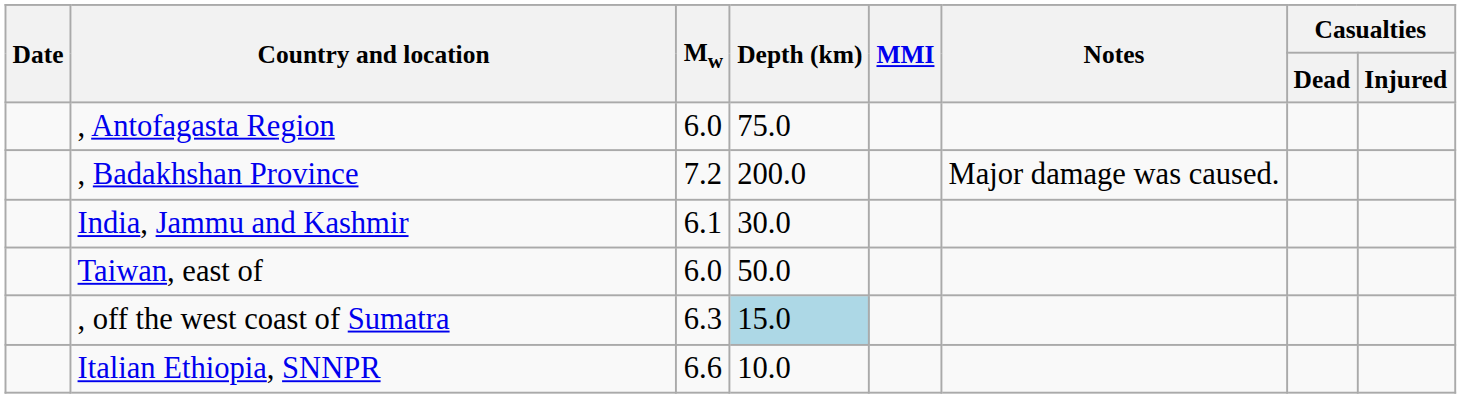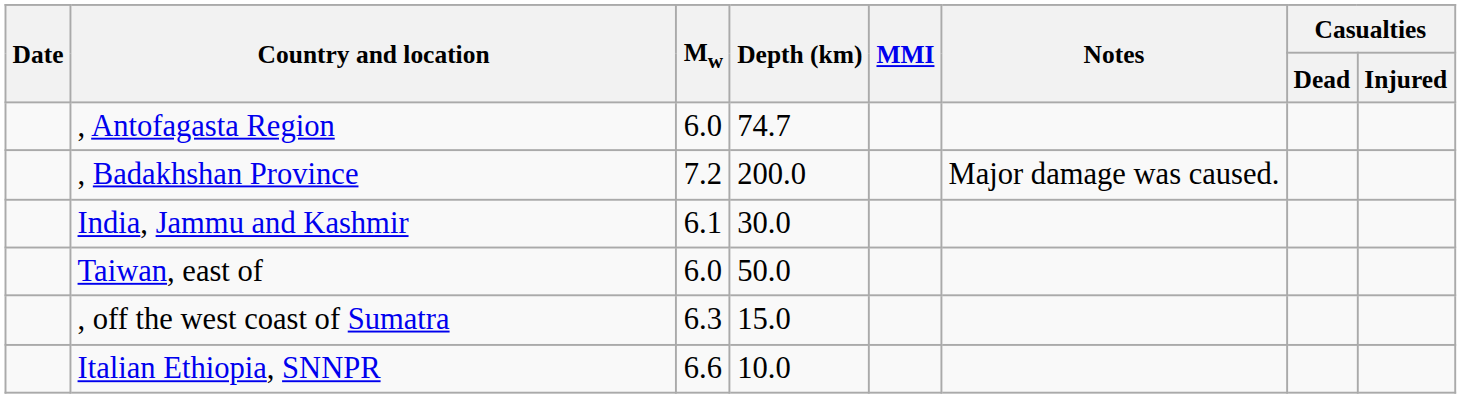(764, 125) 75.0 -> (764, 125) 74.7
(764, 319) lightblue background -> (764, 319) no background
